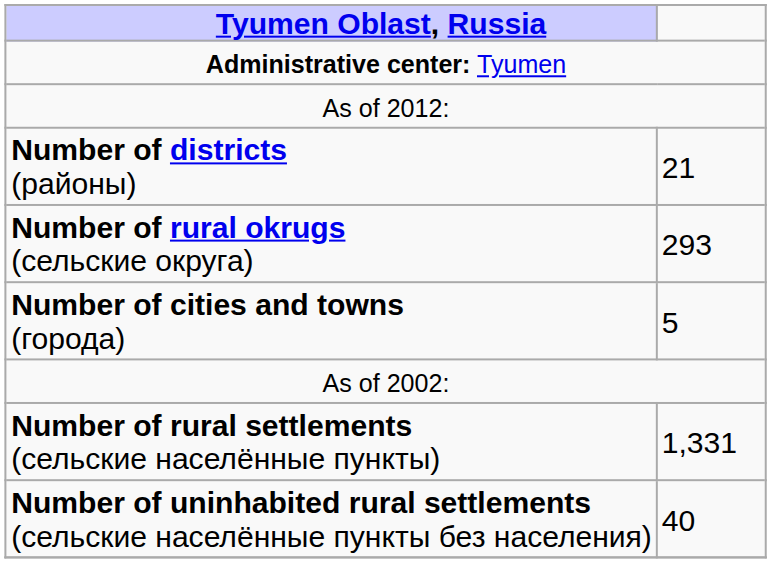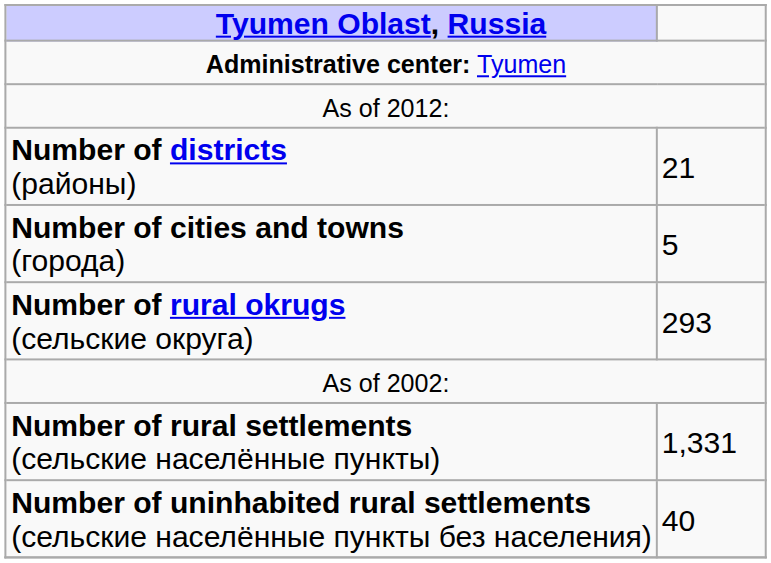rows swapped: (208, 321) <-> (178, 244)
